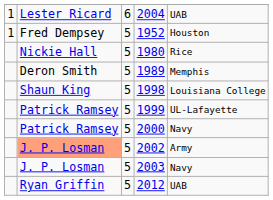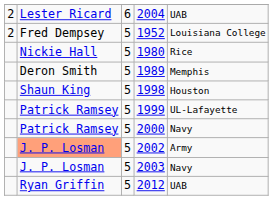(11, 14) 1 -> (11, 14) 2
(11, 33) 1 -> (11, 33) 2
(190, 33) Houston -> (218, 33) Louisiana College
(218, 90) Louisiana College -> (190, 90) Houston
